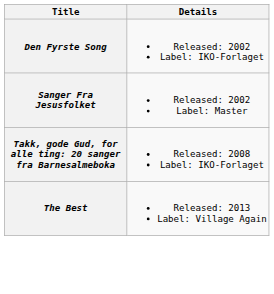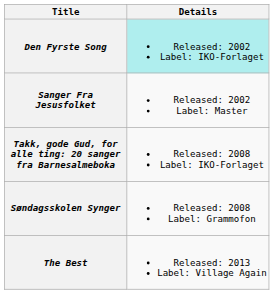(198, 51) no background -> (198, 51) paleturquoise background
+ row: (66, 208)
